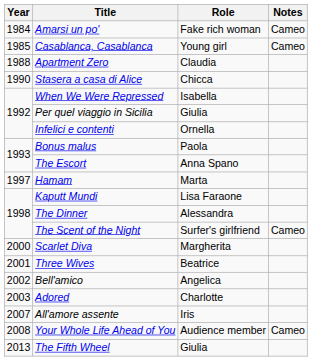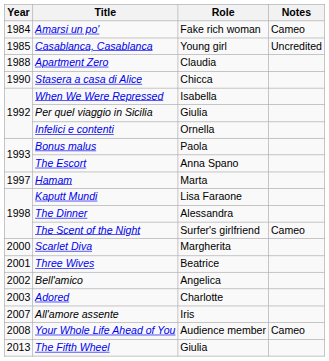(288, 46) Cameo -> (296, 46) Uncredited
